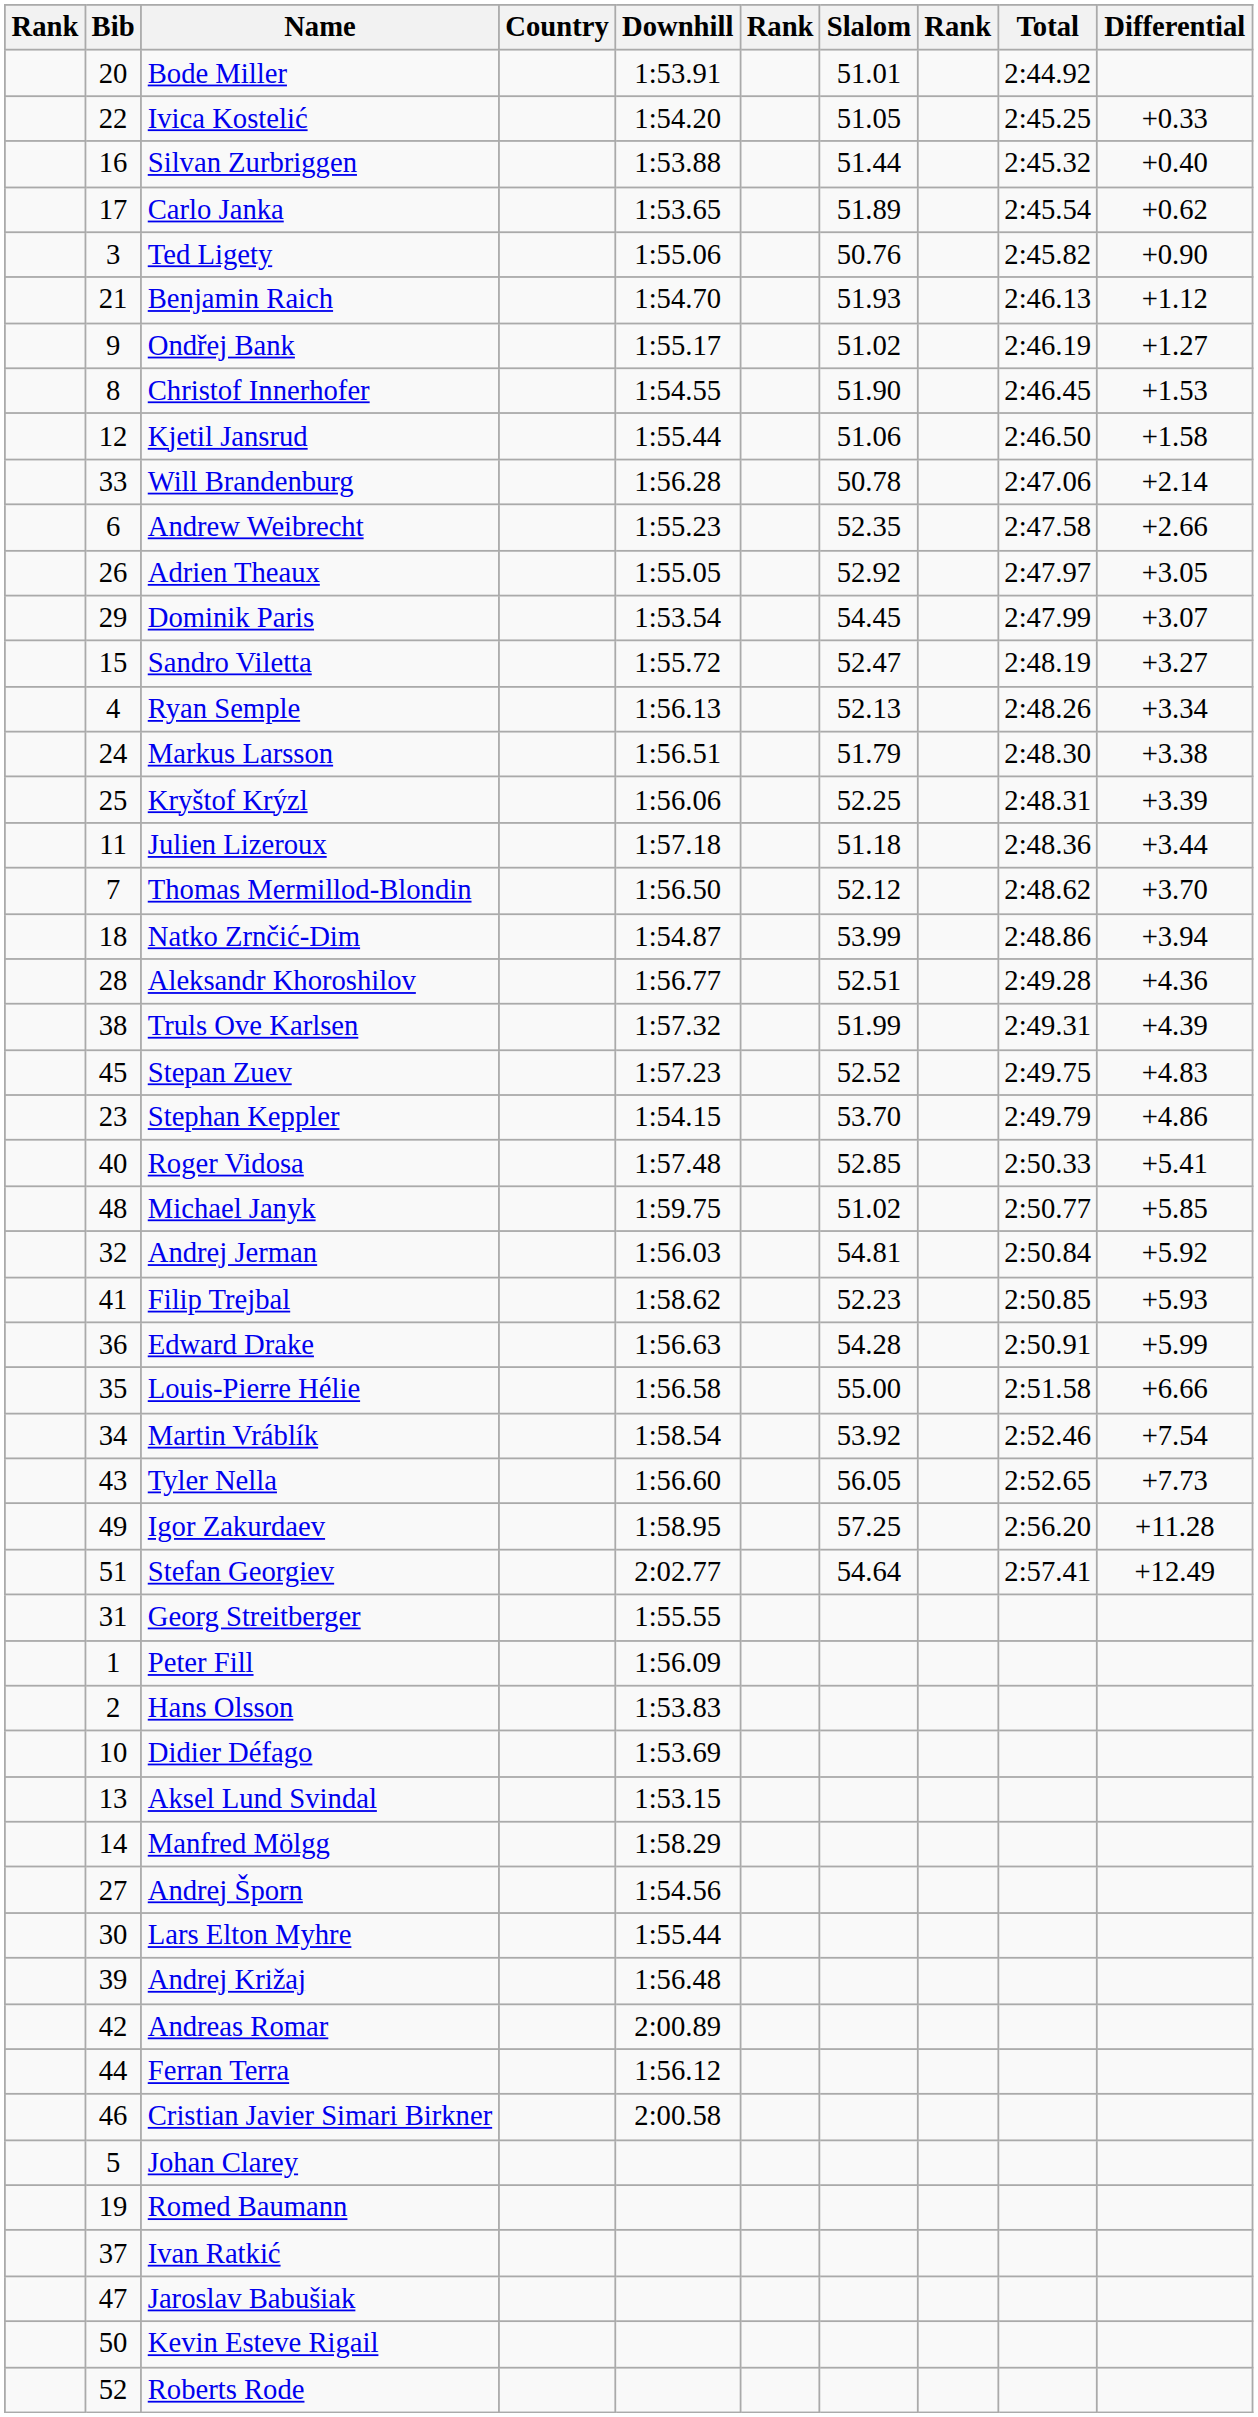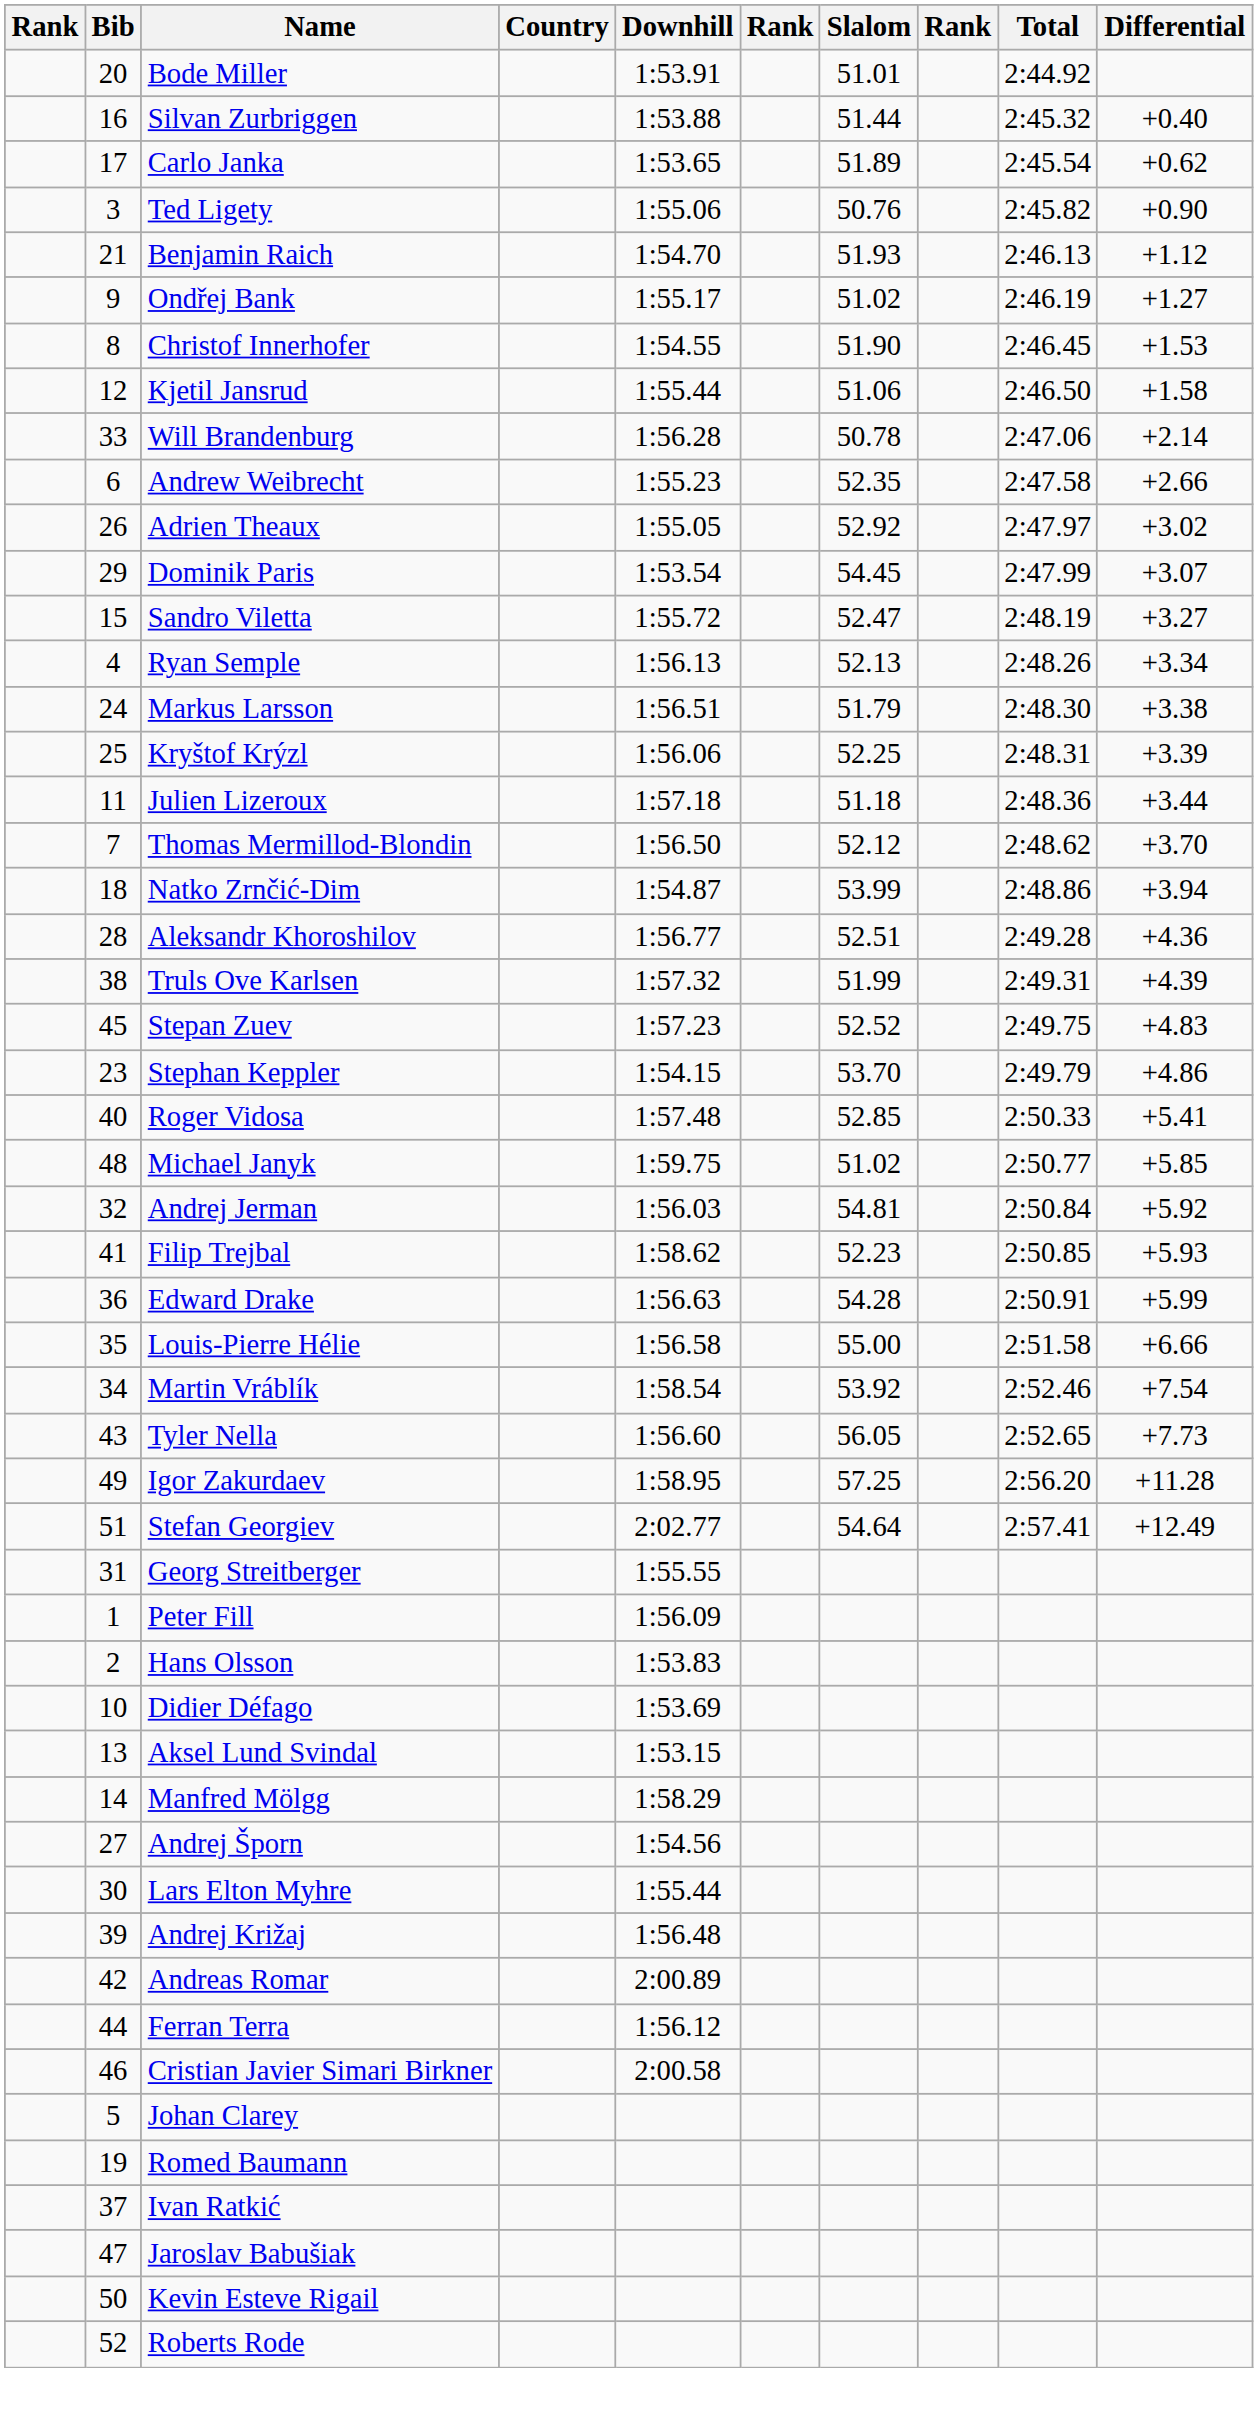- row: (228, 118)
(1175, 572) +3.05 -> (1175, 526) +3.02
